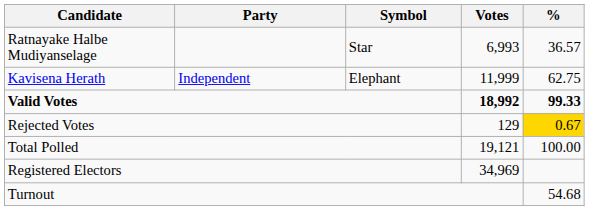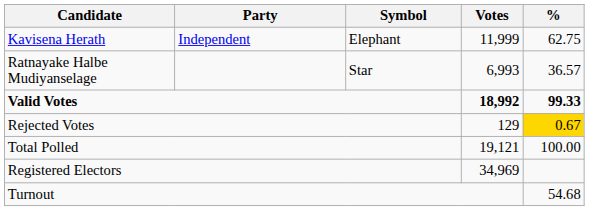rows swapped: (57, 78) <-> (58, 47)
